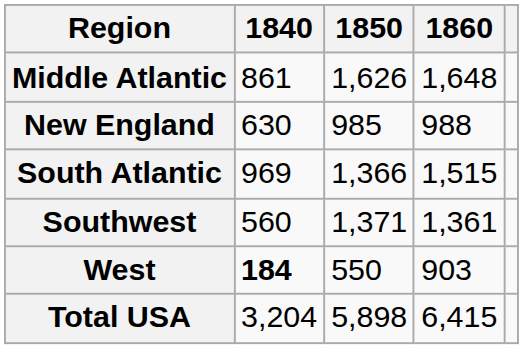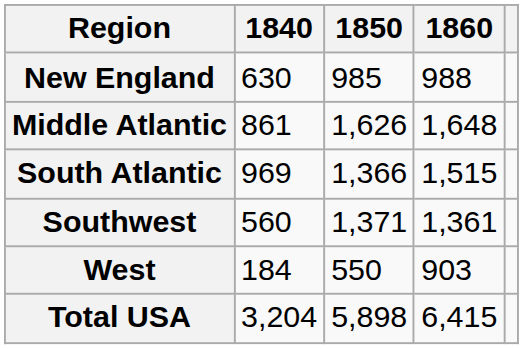rows swapped: (119, 125) <-> (119, 76)
(266, 269) bold -> (266, 269) normal
